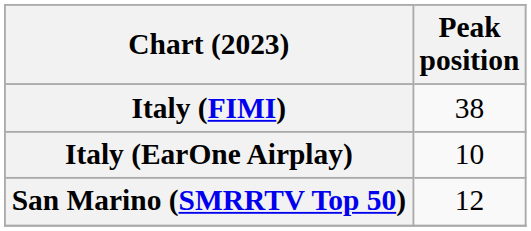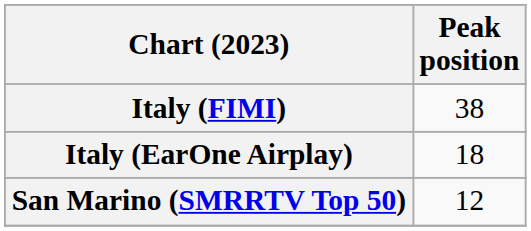(469, 154) 10 -> (469, 154) 18
